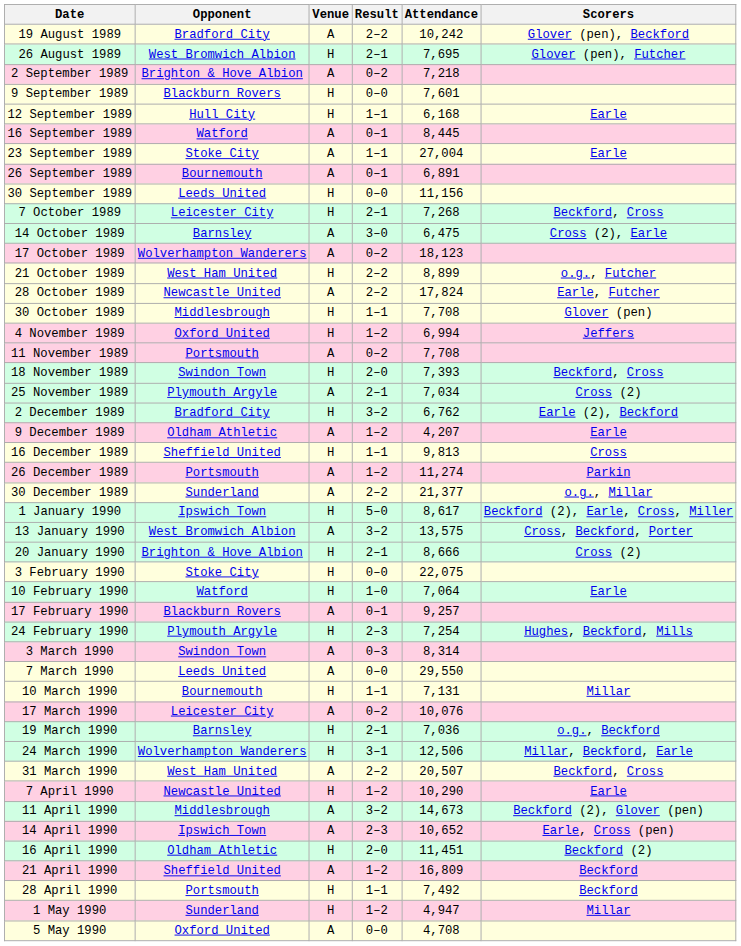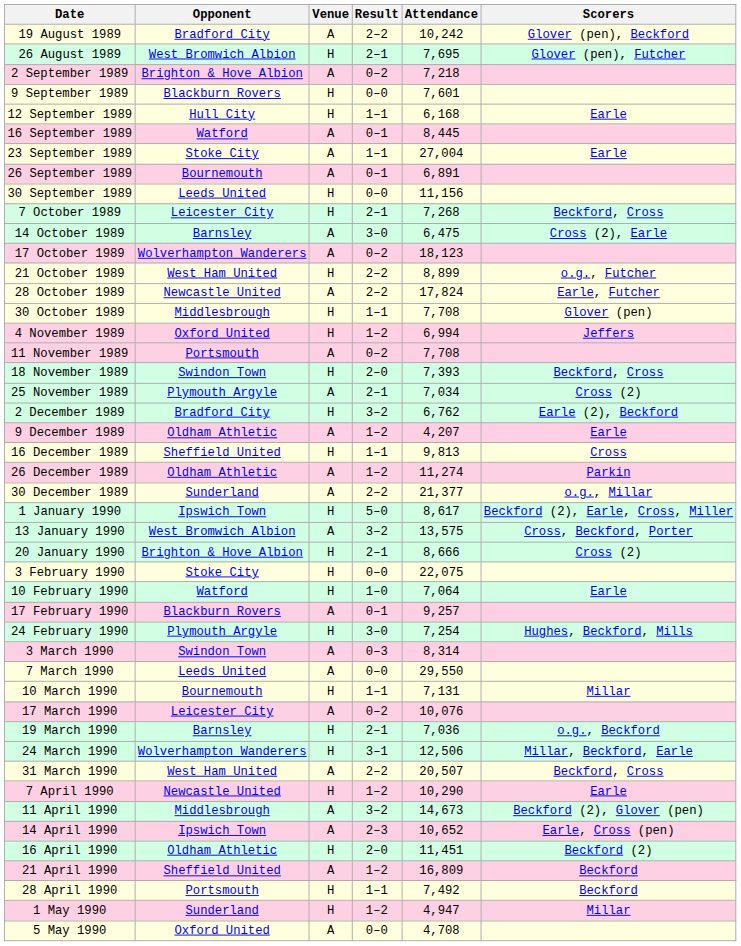(222, 473) Portsmouth -> (222, 473) Oldham Athletic
(377, 632) 2–3 -> (377, 632) 3–0
